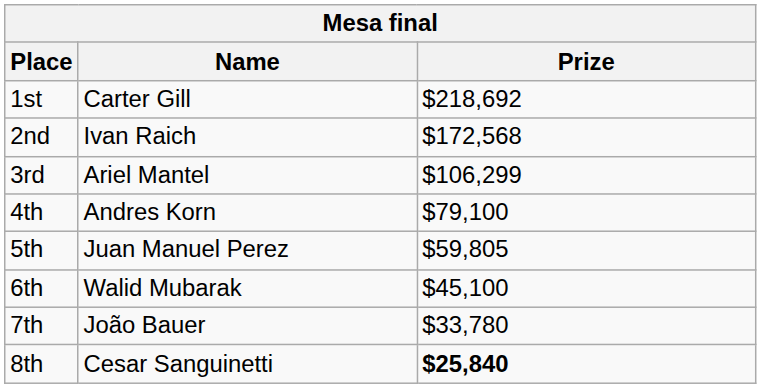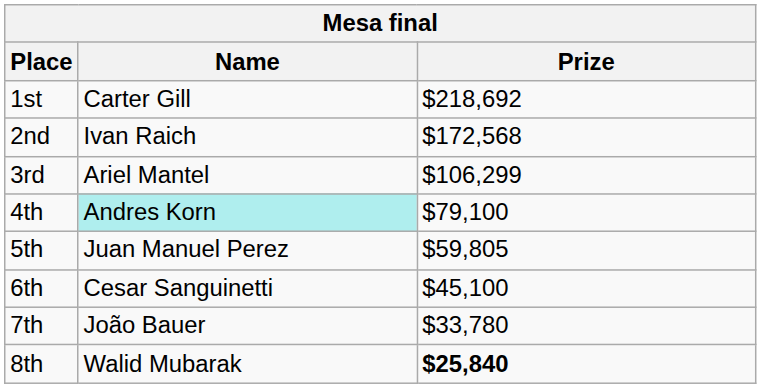(150, 212) no background -> (150, 212) paleturquoise background
(163, 288) Walid Mubarak -> (178, 288) Cesar Sanguinetti
(178, 363) Cesar Sanguinetti -> (163, 363) Walid Mubarak
